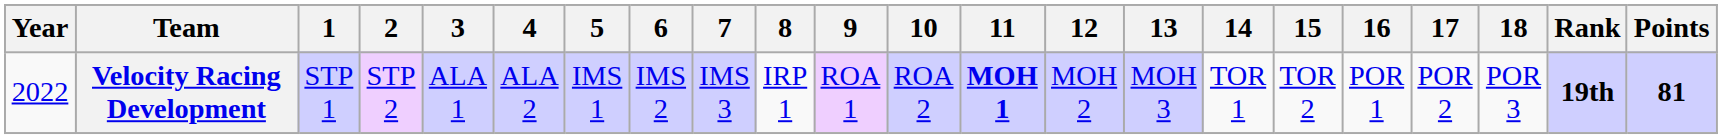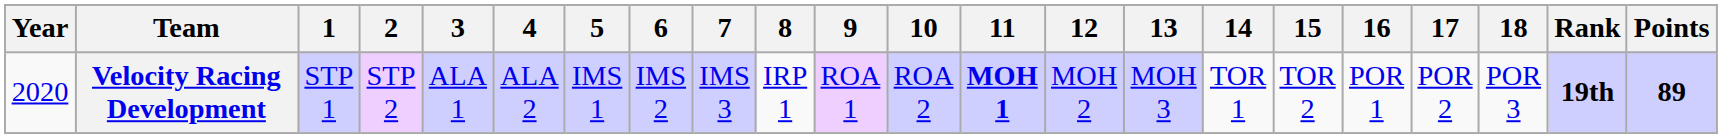(40, 91) 2022 -> (40, 91) 2020
(1672, 91) 81 -> (1672, 91) 89
